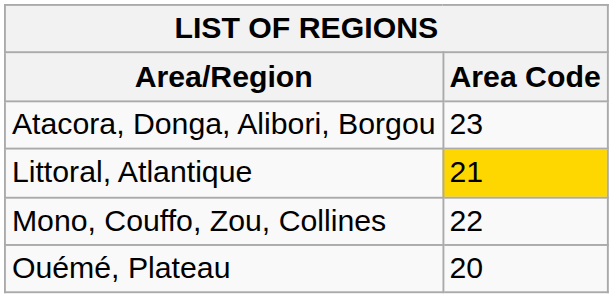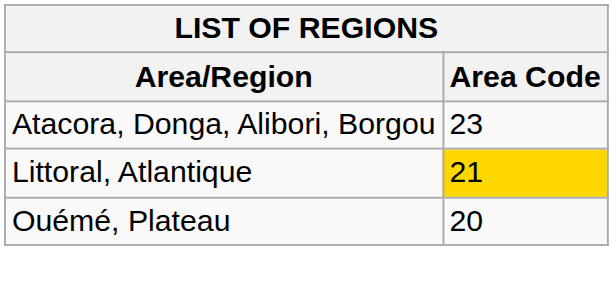- row: (199, 220)
